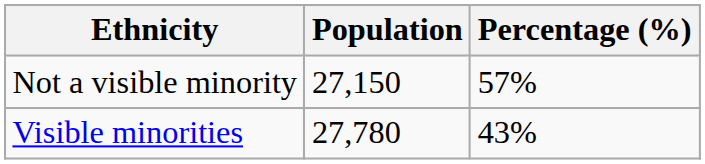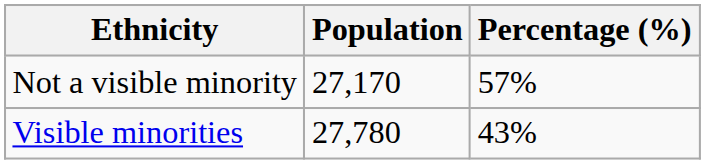(356, 81) 27,150 -> (356, 81) 27,170
